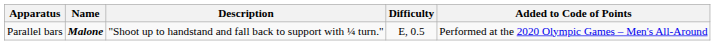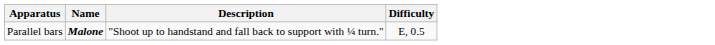- column: (573, 13)
